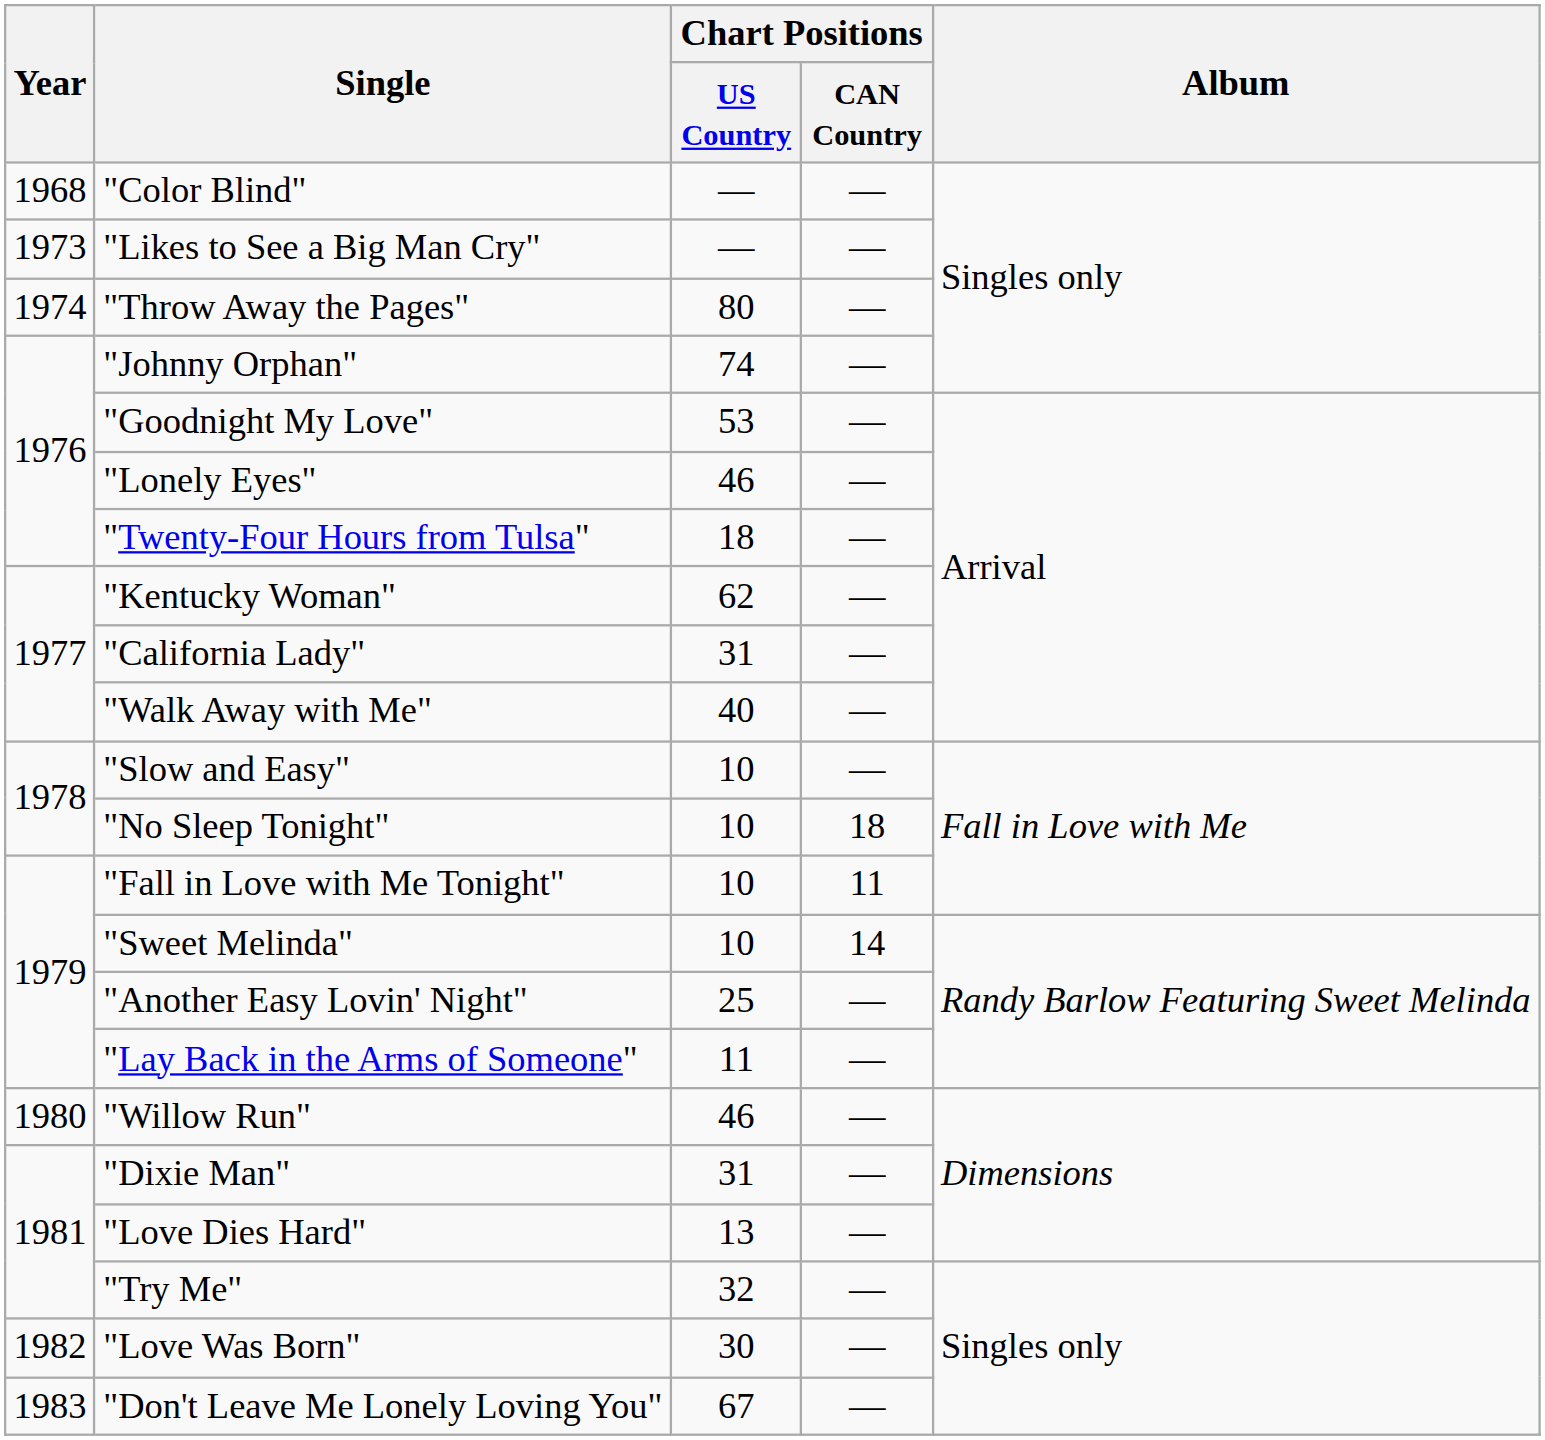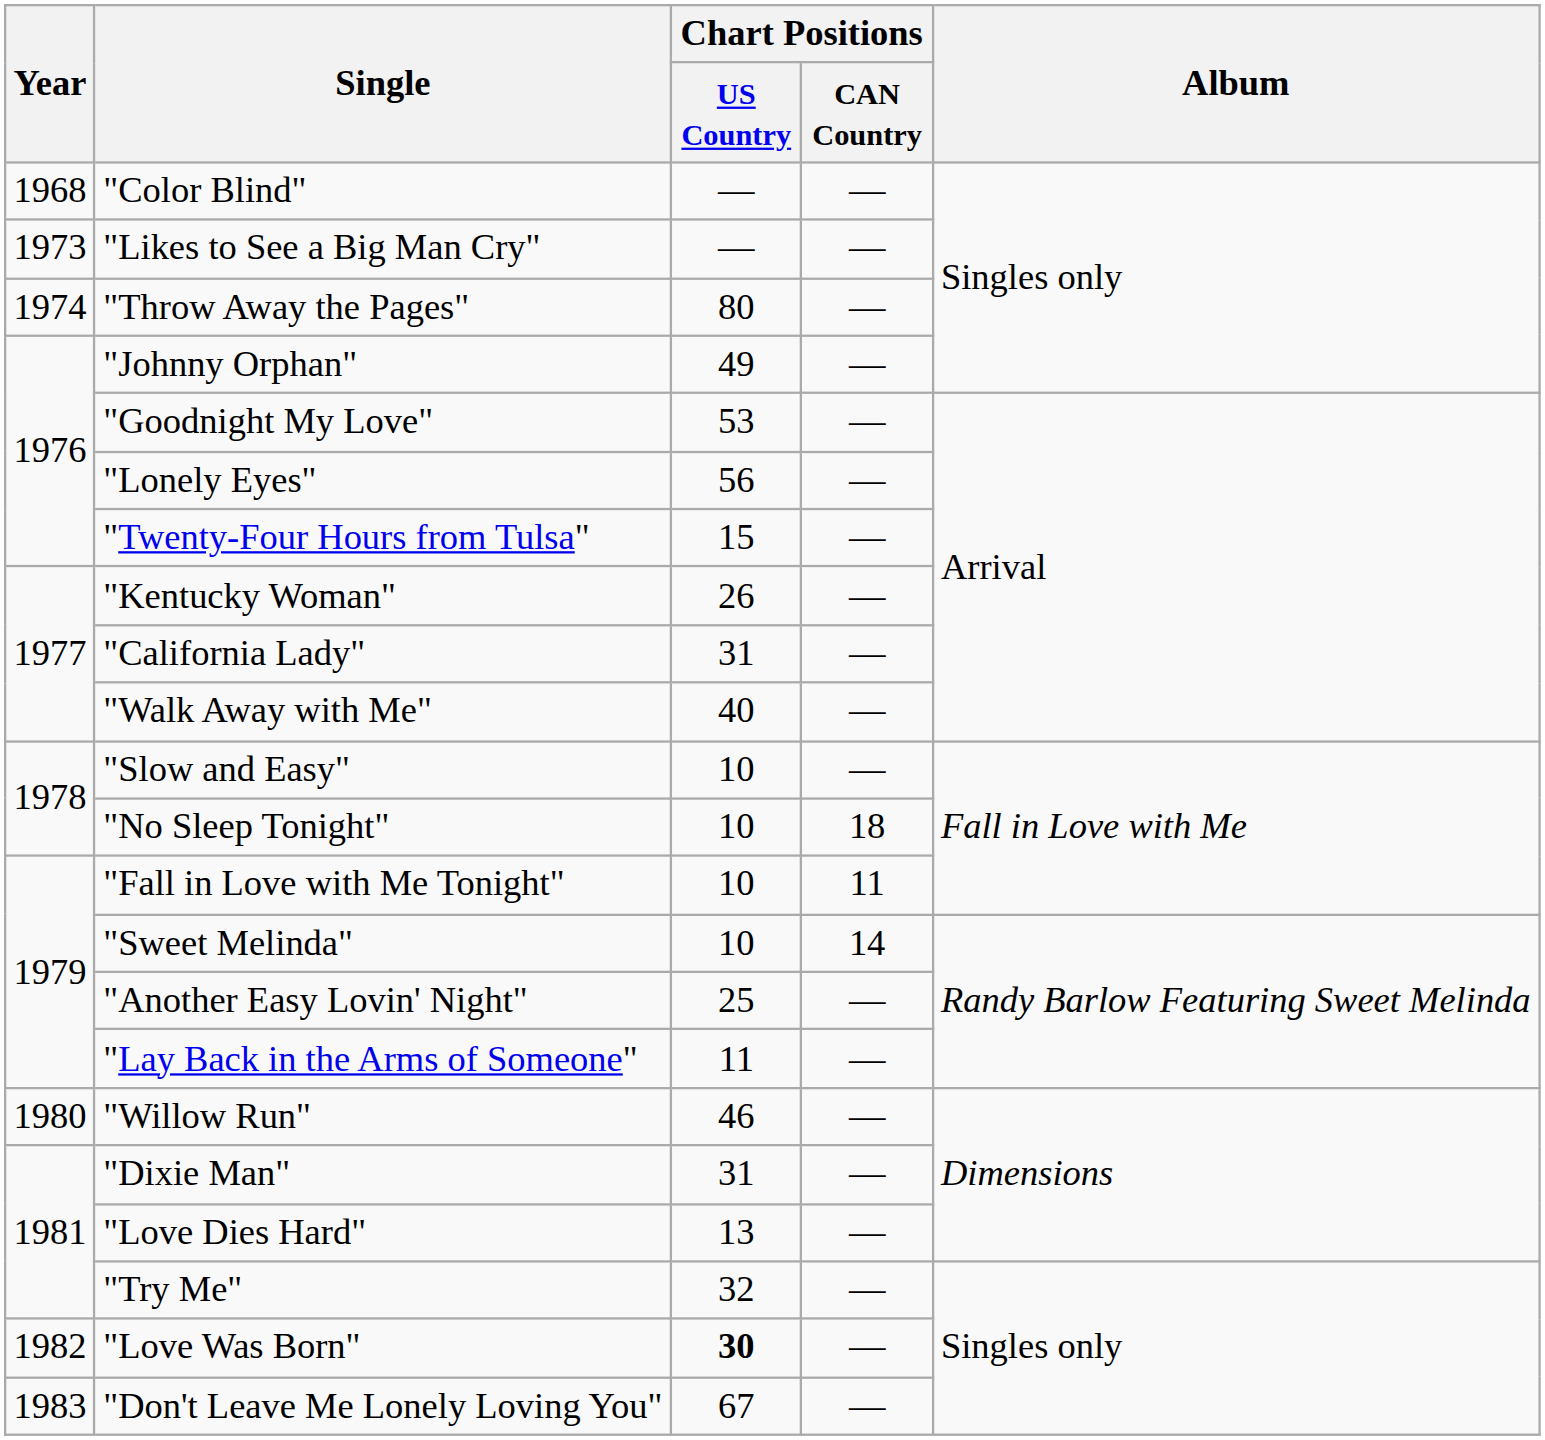(736, 363) 74 -> (736, 363) 49
(736, 479) 46 -> (736, 479) 56
(736, 537) 18 -> (736, 537) 15
(736, 595) 62 -> (736, 595) 26
(736, 1347) normal -> (736, 1347) bold
